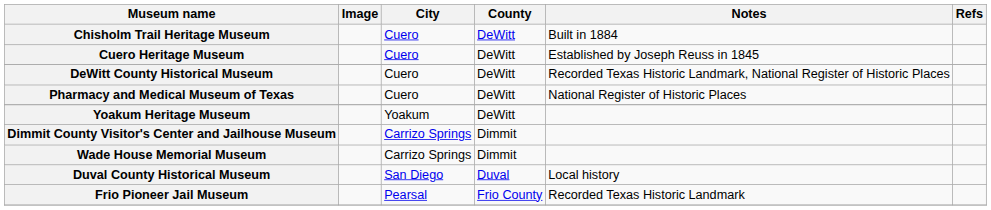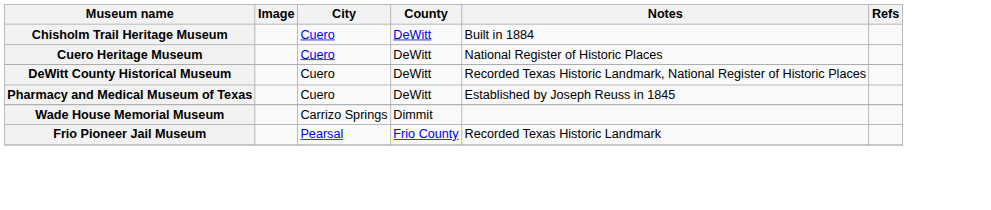(654, 54) Established by Joseph Reuss in 1845 -> (564, 54) National Register of Historic Places
(647, 94) National Register of Historic Places -> (570, 94) Established by Joseph Reuss in 1845
- row: (172, 114)
- row: (172, 134)
- row: (172, 174)
